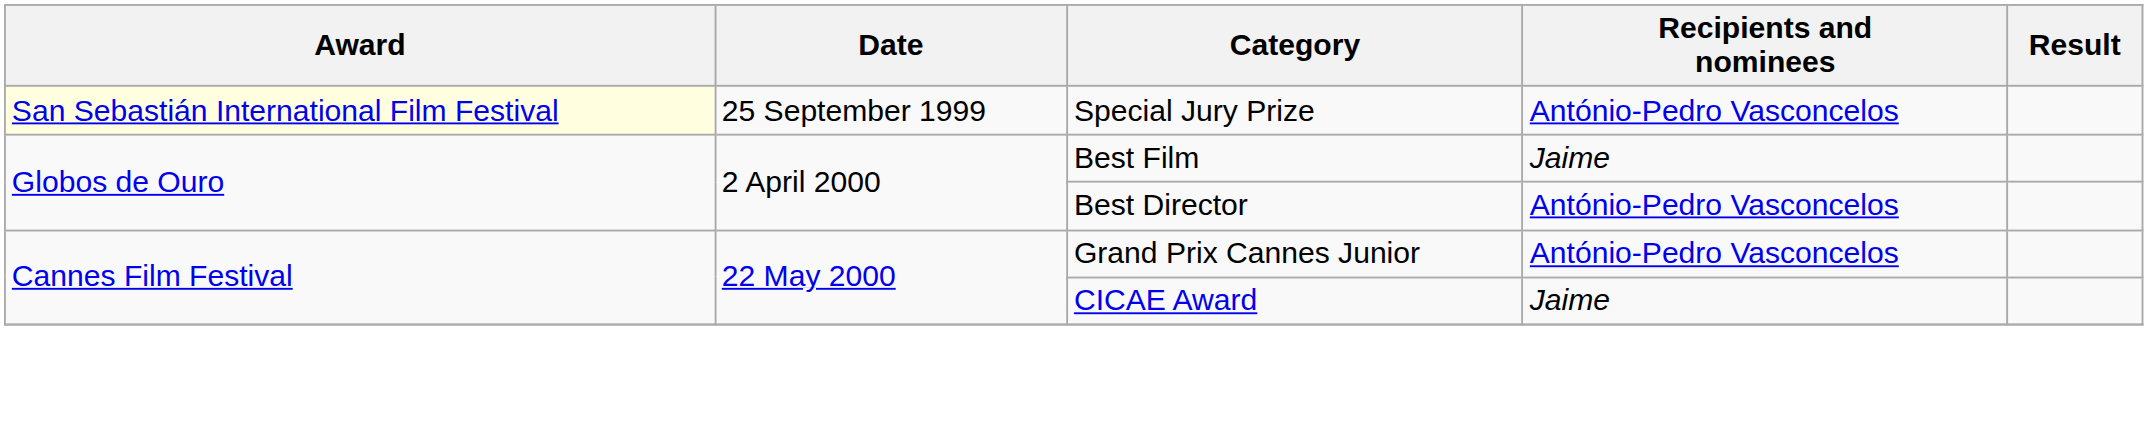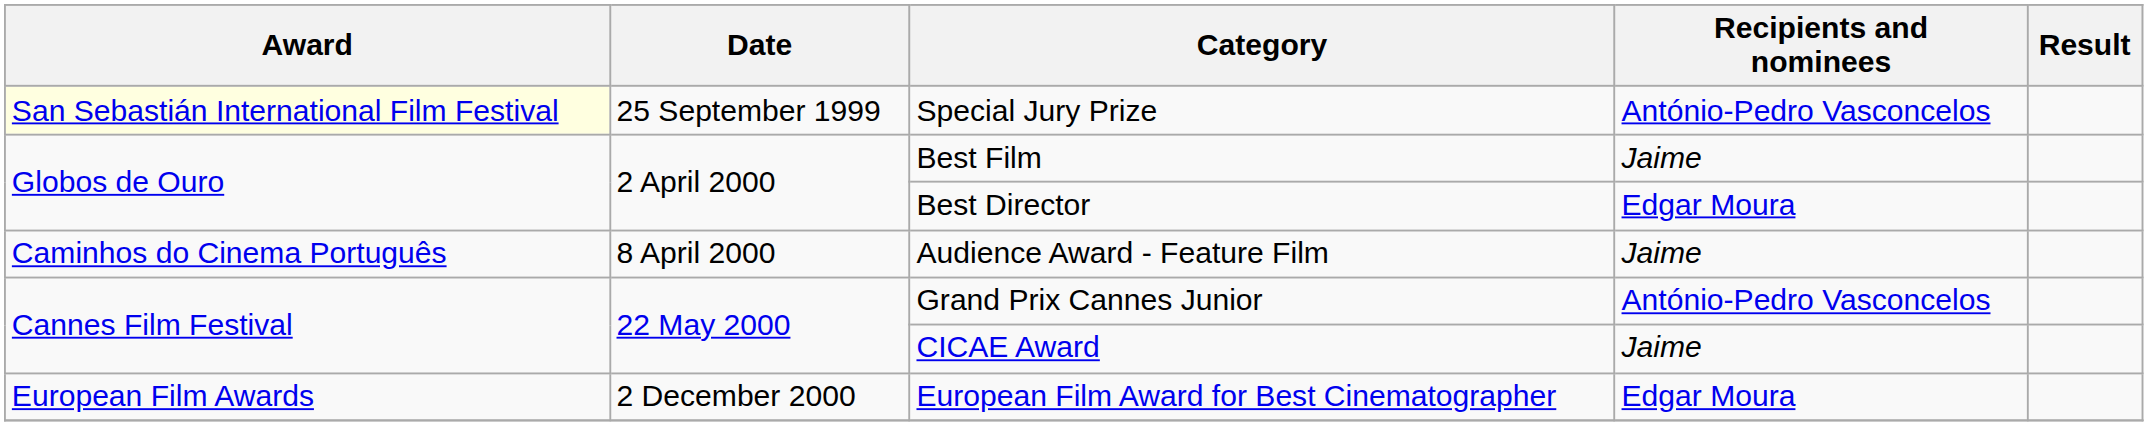(1714, 205) António-Pedro Vasconcelos -> (1708, 205) Edgar Moura
+ row: (1123, 253)
+ row: (1236, 396)
